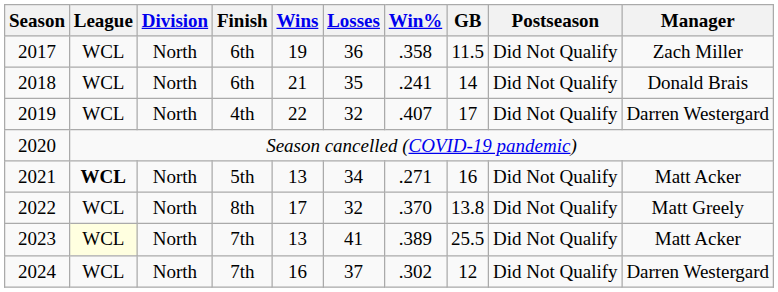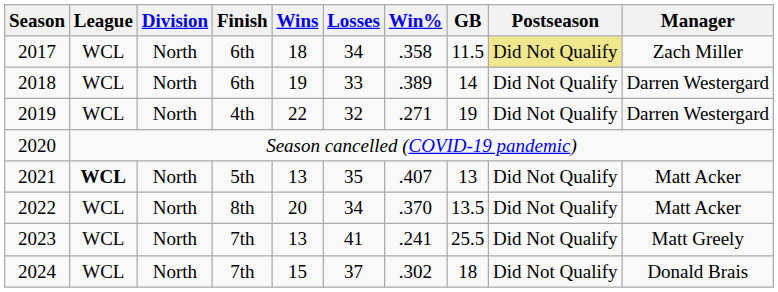(297, 51) 19 -> (297, 51) 18
(354, 51) 36 -> (354, 51) 34
(555, 51) no background -> (555, 51) khaki background
(297, 83) 21 -> (297, 83) 19
(354, 83) 35 -> (354, 83) 33
(415, 83) .241 -> (415, 83) .389
(698, 83) Donald Brais -> (698, 83) Darren Westergard
(415, 114) .407 -> (415, 114) .271
(468, 114) 17 -> (468, 114) 19
(354, 176) 34 -> (354, 176) 35
(415, 176) .271 -> (415, 176) .407
(468, 176) 16 -> (468, 176) 13
(297, 208) 17 -> (297, 208) 20
(354, 208) 32 -> (354, 208) 34
(468, 208) 13.8 -> (468, 208) 13.5
(698, 208) Matt Greely -> (698, 208) Matt Acker
(103, 239) lightyellow background -> (103, 239) no background
(415, 239) .389 -> (415, 239) .241
(698, 239) Matt Acker -> (698, 239) Matt Greely
(297, 270) 16 -> (297, 270) 15
(468, 270) 12 -> (468, 270) 18
(698, 270) Darren Westergard -> (698, 270) Donald Brais
